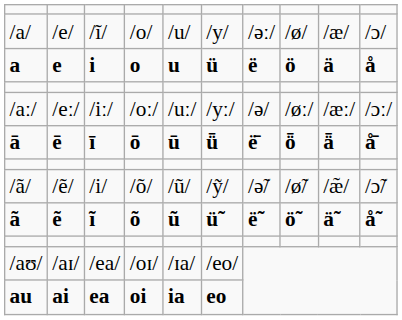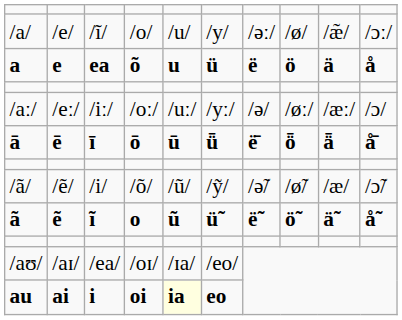(336, 31) /æ/ -> (336, 31) /æ̃/
(376, 31) /ɔ/ -> (378, 31) /ɔː/
(92, 64) i -> (99, 64) ea
(135, 64) o -> (135, 64) õ
(378, 108) /ɔː/ -> (376, 108) /ɔ/
(336, 185) /æ̃/ -> (336, 185) /æ/
(135, 219) õ -> (135, 219) o
(99, 296) ea -> (92, 296) i
(176, 296) no background -> (176, 296) lightyellow background
